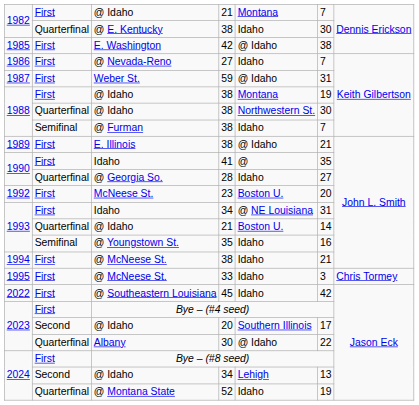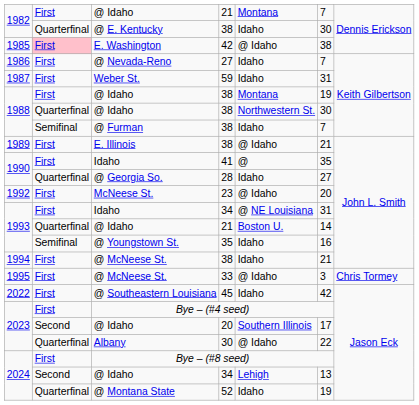(45, 45) no background -> (45, 45) pink background
(257, 78) @ Idaho -> (251, 78) Idaho
(261, 194) Boston U. -> (257, 194) @ Idaho
(251, 276) Idaho -> (257, 276) @ Idaho
